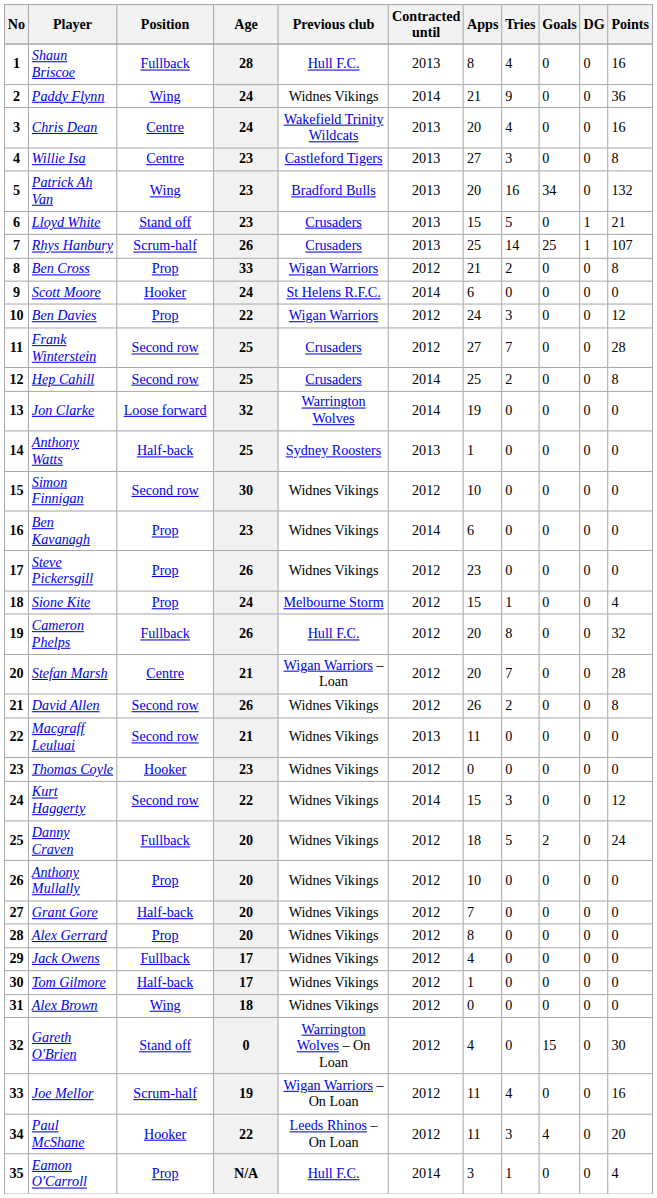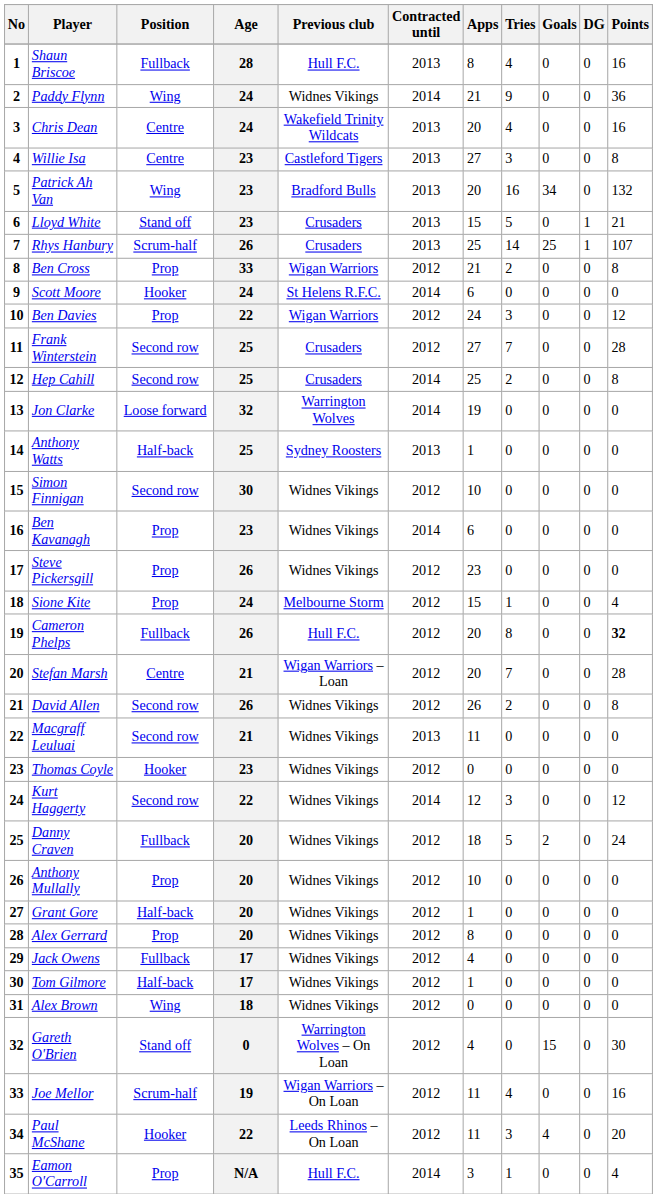(618, 633) normal -> (618, 633) bold
(474, 800) 15 -> (474, 800) 12
(471, 912) 7 -> (471, 912) 1
